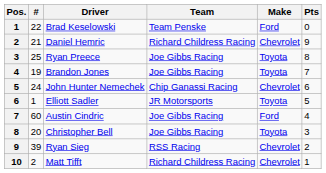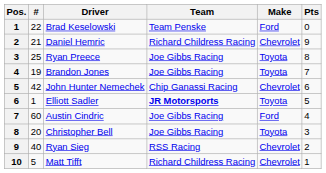(36, 87) 24 -> (36, 87) 42
(181, 101) normal -> (184, 101) bold
(36, 146) 39 -> (36, 146) 40
(33, 161) 2 -> (33, 161) 5
